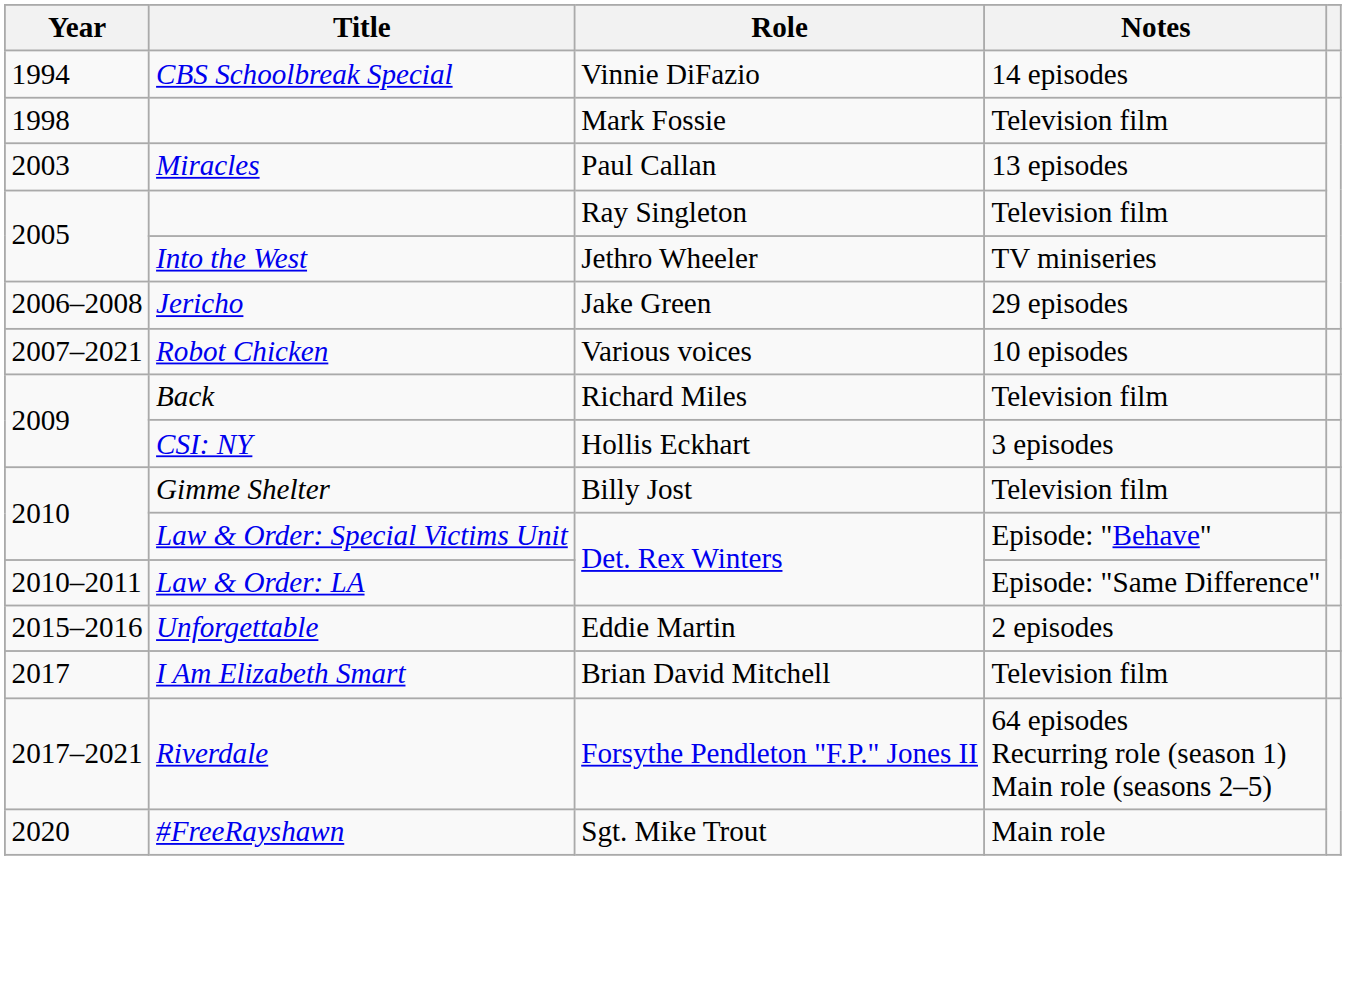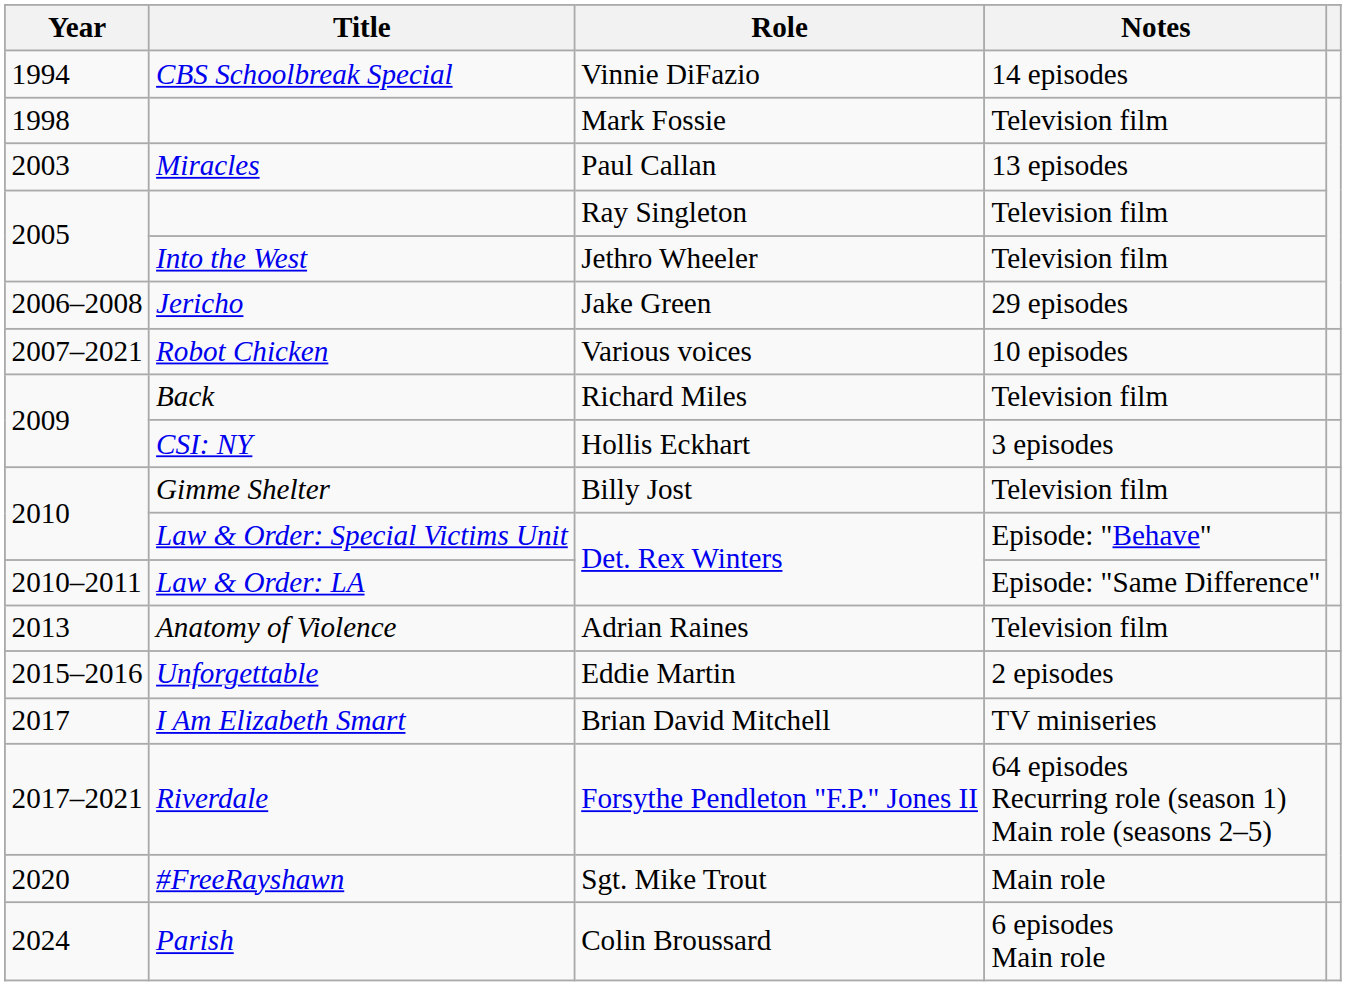(1074, 258) TV miniseries -> (1080, 258) Television film
+ row: (276, 627)
(1080, 674) Television film -> (1074, 720) TV miniseries
+ row: (195, 940)
